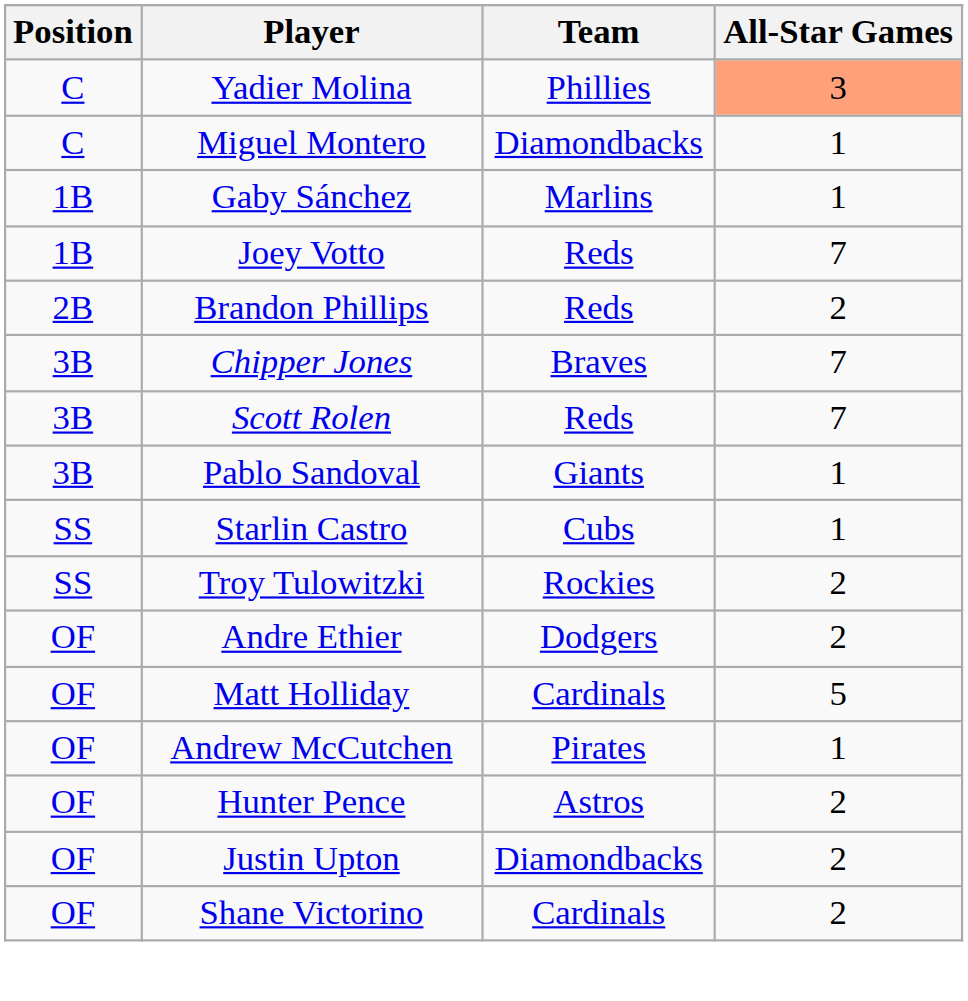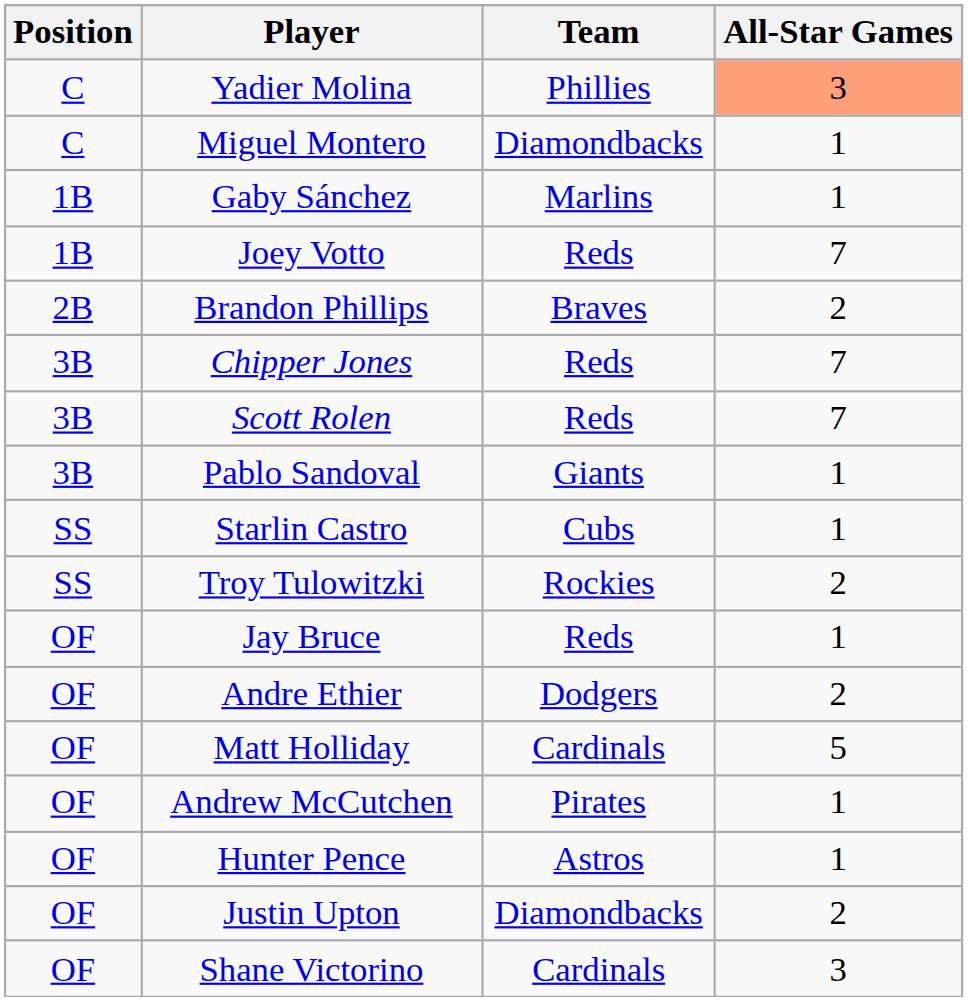(599, 307) Reds -> (599, 307) Braves
(599, 362) Braves -> (599, 362) Reds
+ row: (311, 637)
(838, 802) 2 -> (838, 857) 1
(838, 913) 2 -> (838, 968) 3
